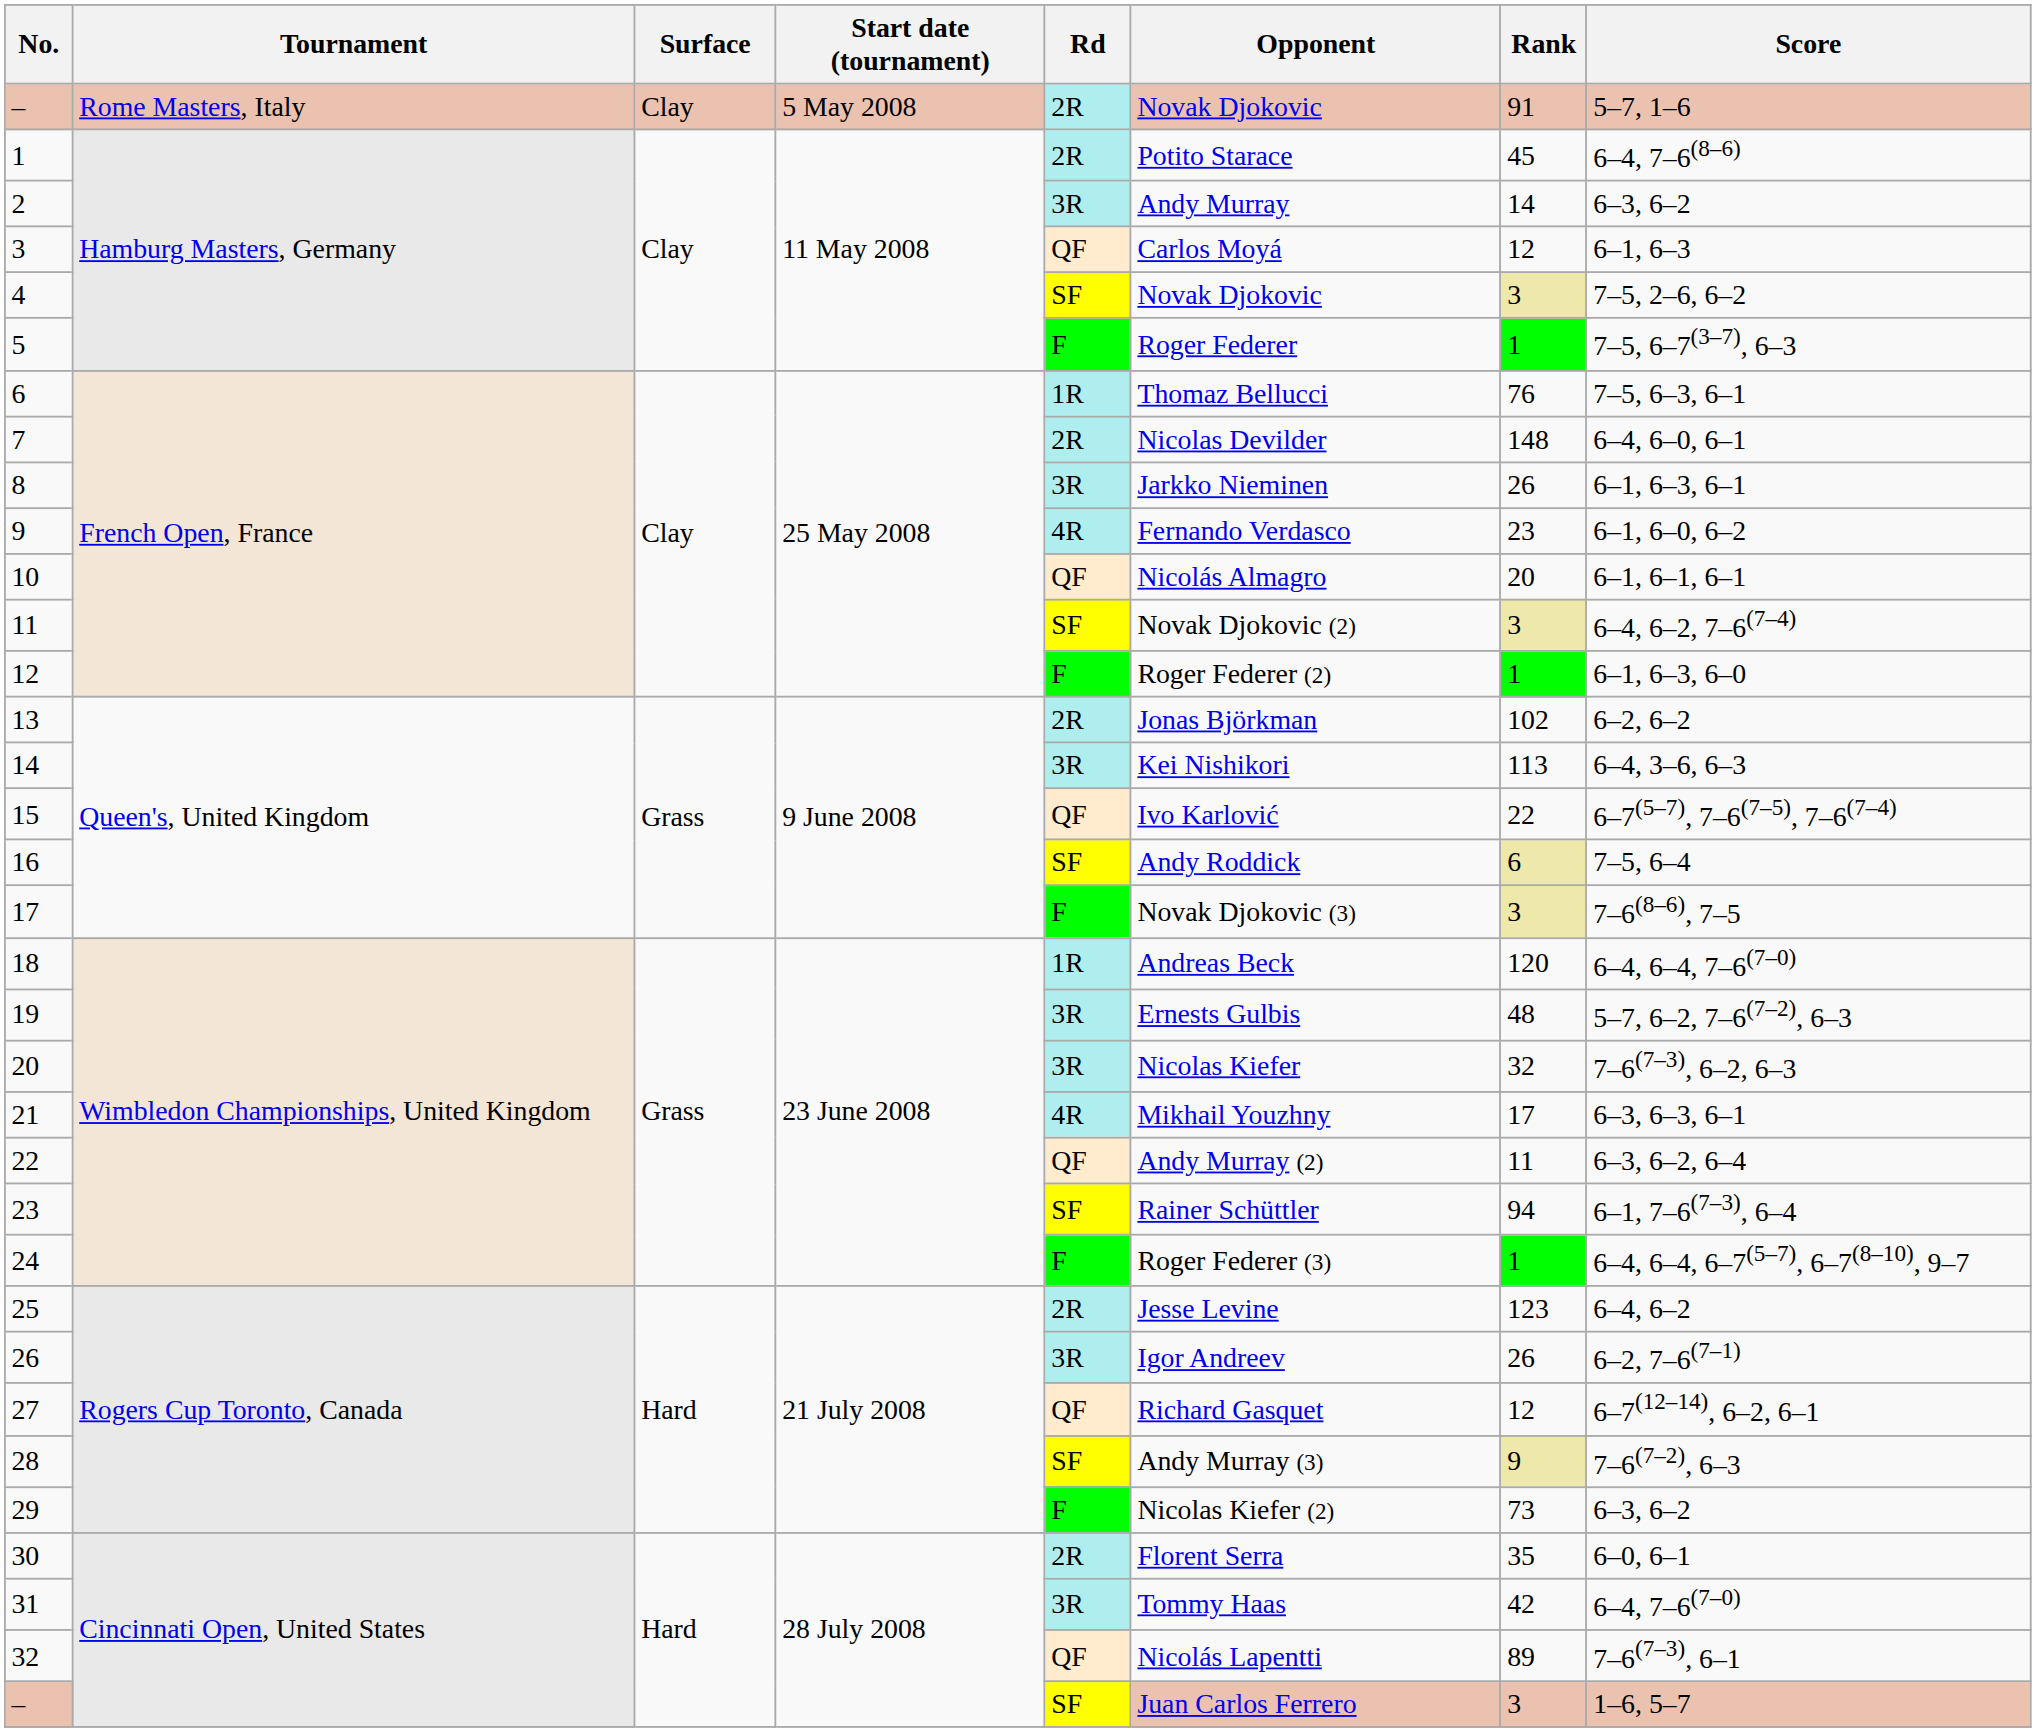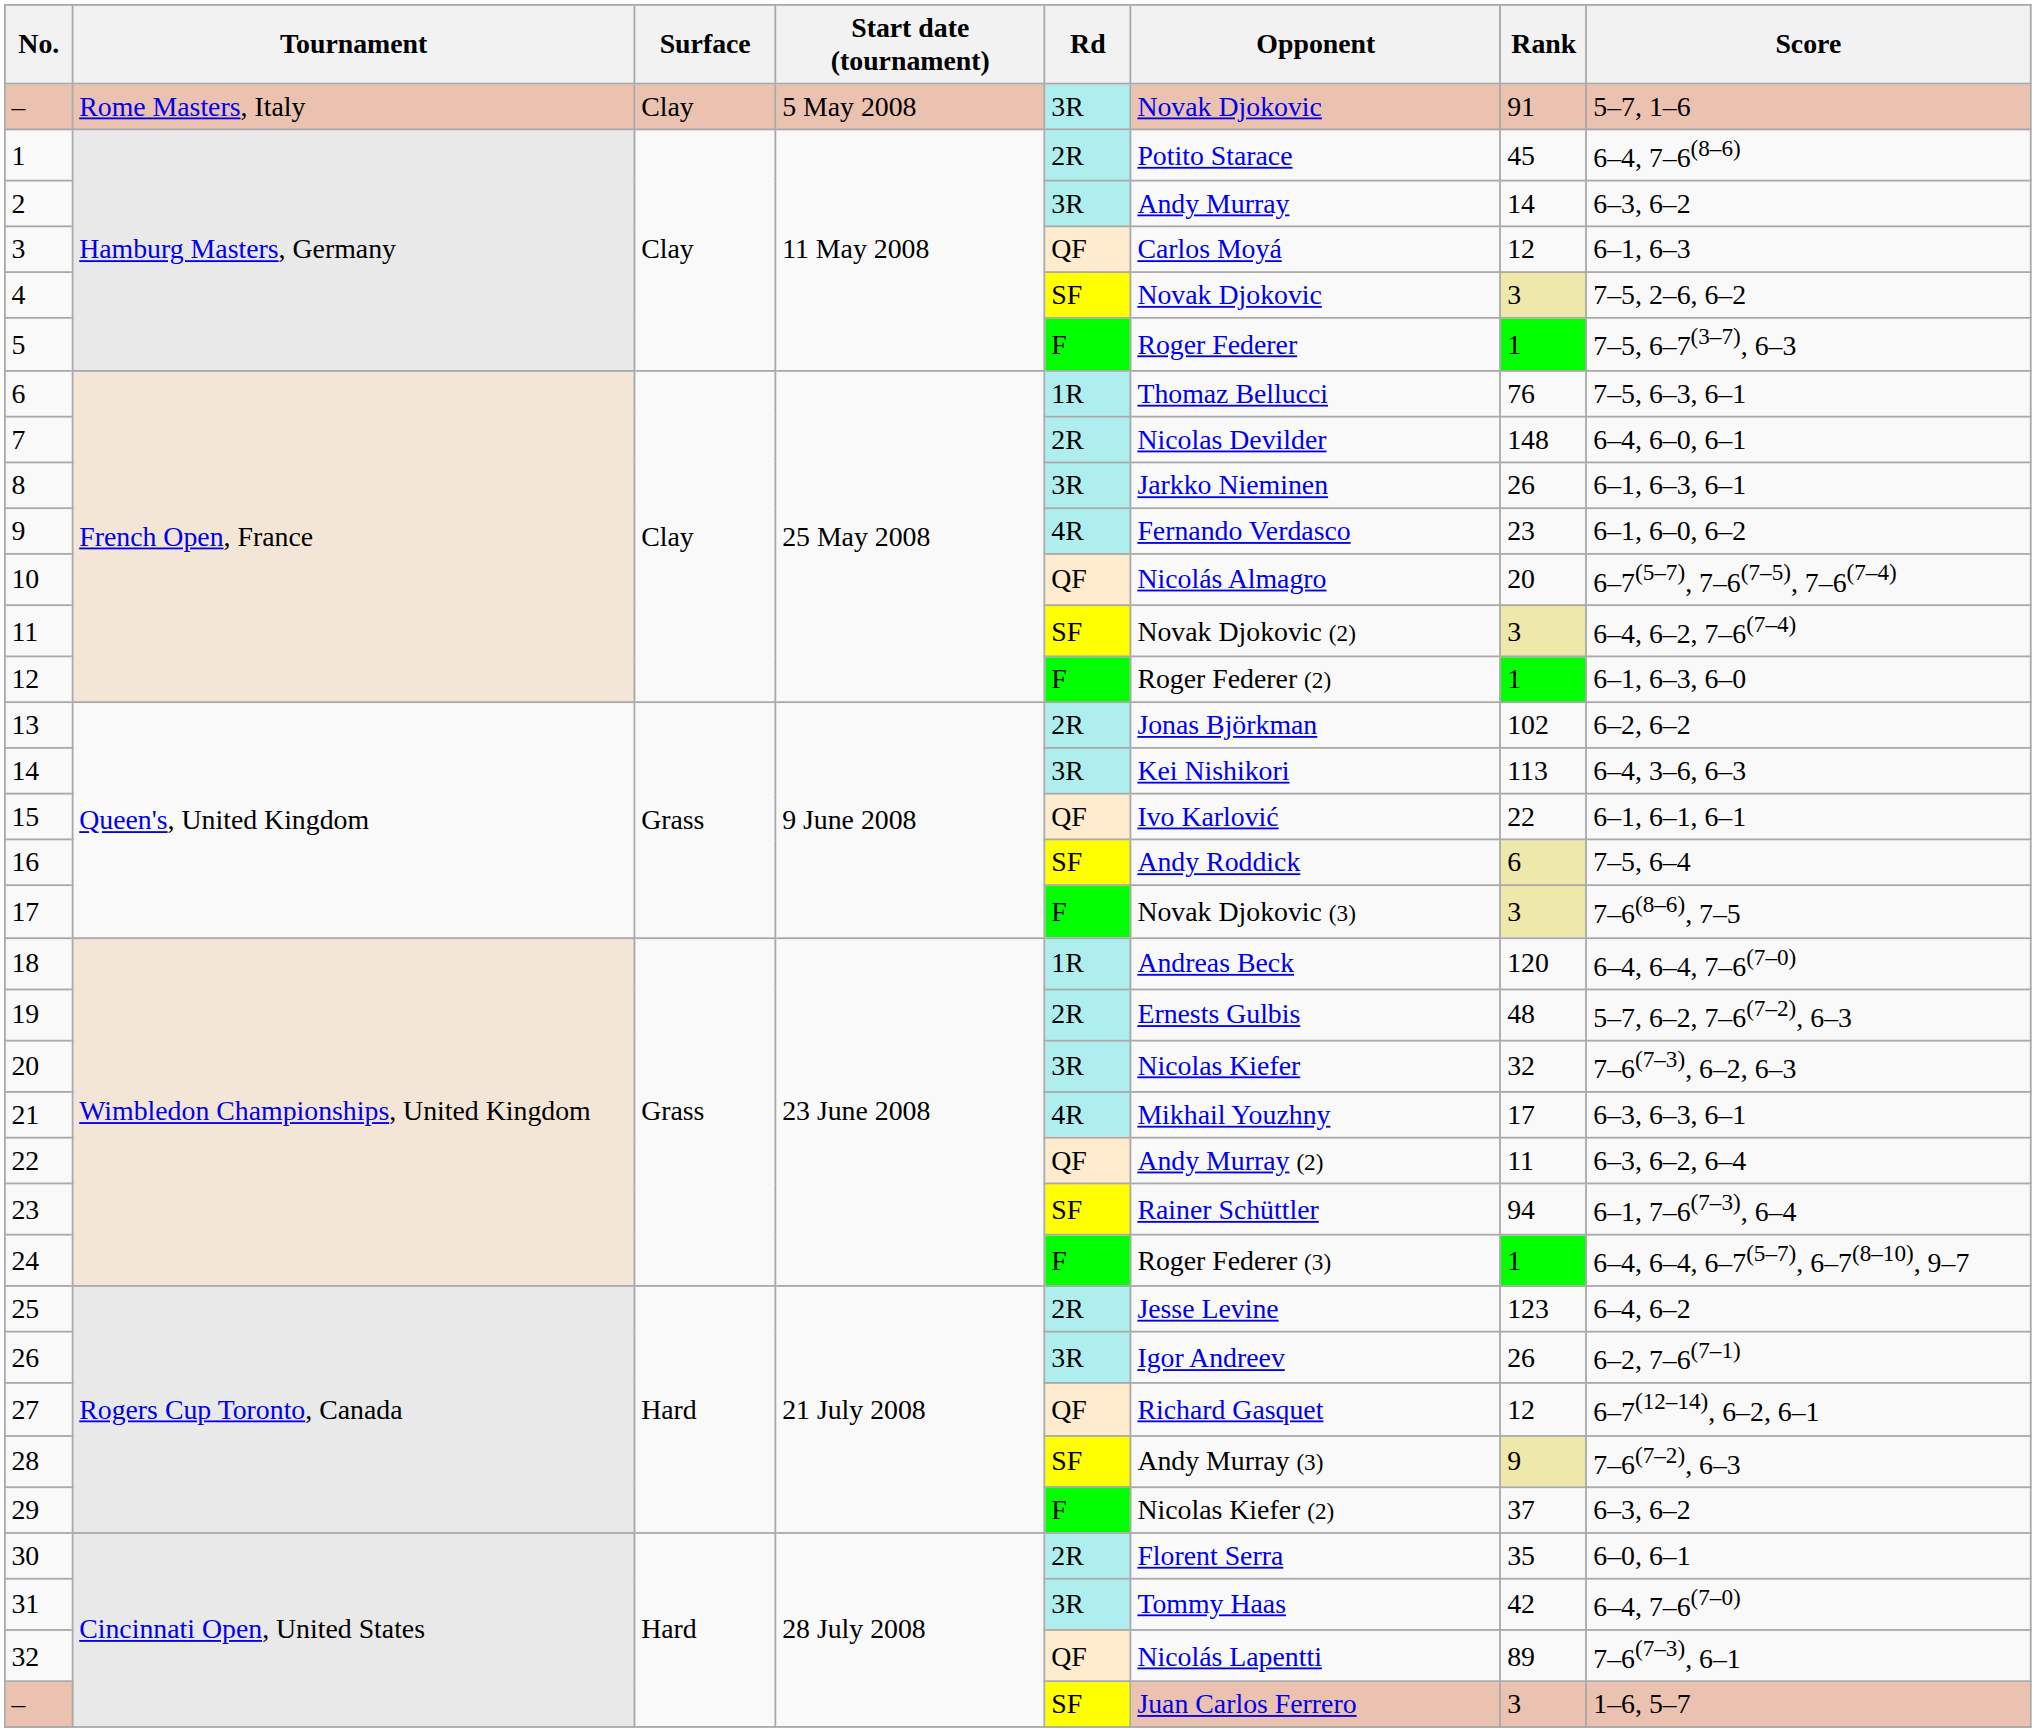(1068, 106) 2R -> (1068, 106) 3R
(1670, 576) 6–1, 6–1, 6–1 -> (1745, 579) 6–7(5–7), 7–6(7–5), 7–6(7–4)
(1745, 814) 6–7(5–7), 7–6(7–5), 7–6(7–4) -> (1670, 816) 6–1, 6–1, 6–1
(1068, 1014) 3R -> (1068, 1014) 2R
(1521, 1509) 73 -> (1521, 1509) 37
